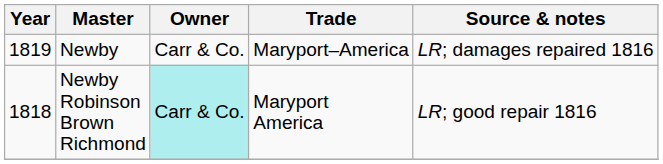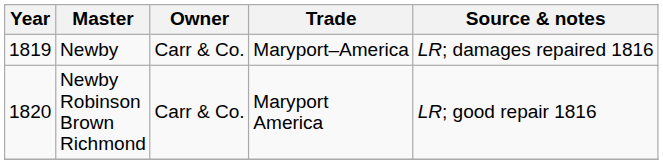(30, 112) 1818 -> (30, 112) 1820
(200, 112) paleturquoise background -> (200, 112) no background
